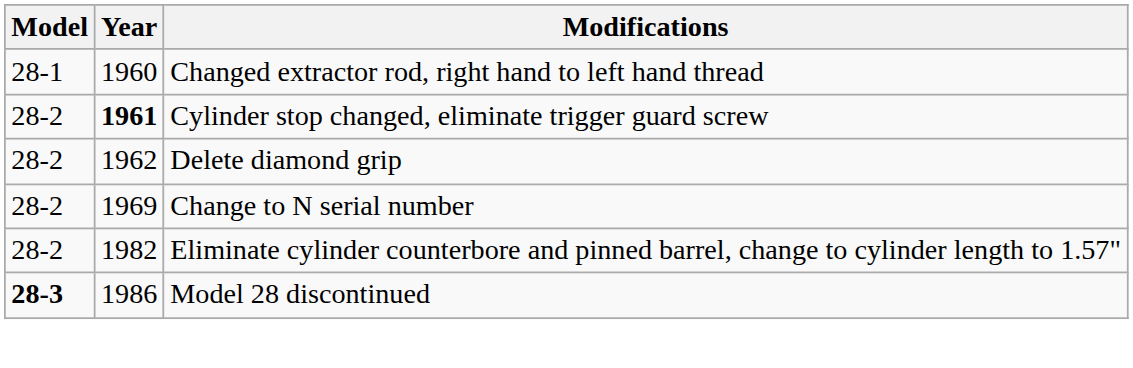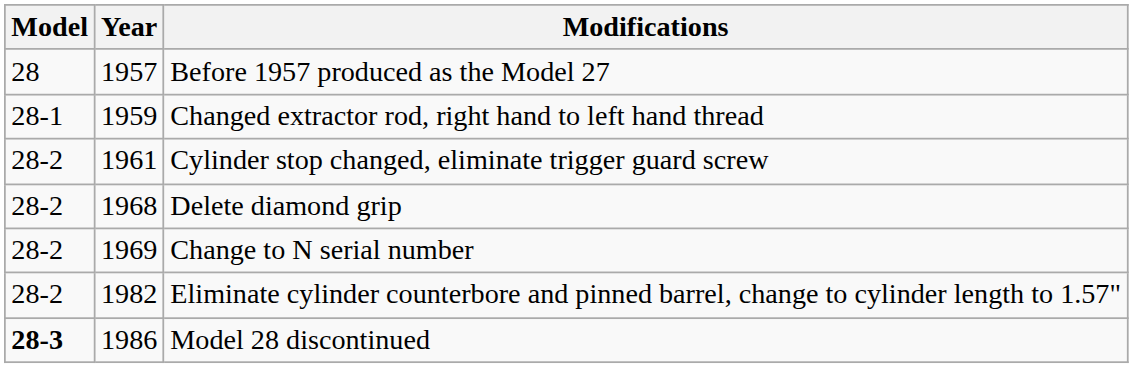+ row: (390, 71)
(129, 71) 1960 -> (129, 116) 1959
(129, 116) bold -> (129, 160) normal
(129, 160) 1962 -> (129, 205) 1968
